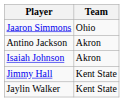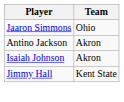- row: (33, 89)
